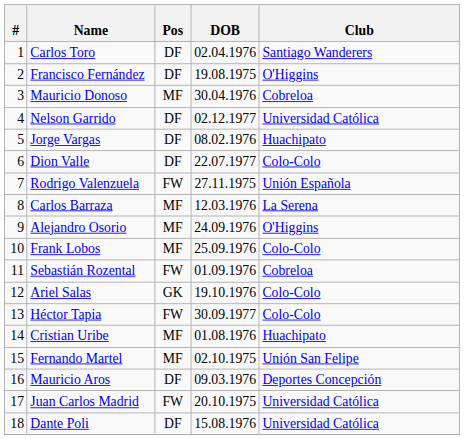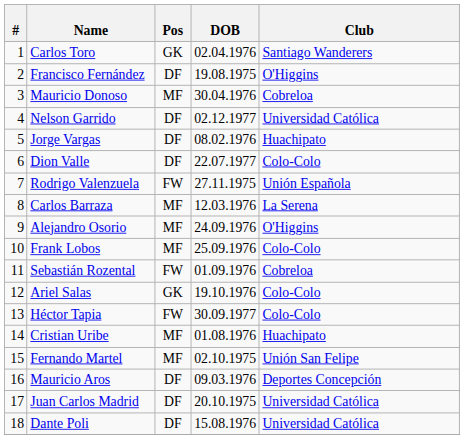(173, 52) DF -> (173, 52) GK
(173, 401) FW -> (173, 401) DF
